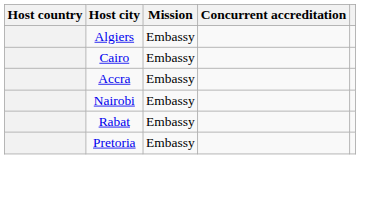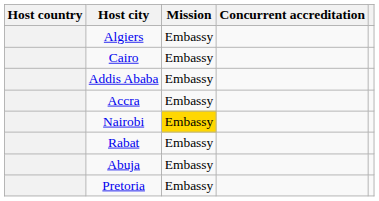+ row: (124, 79)
(170, 100) no background -> (189, 121) gold background
+ row: (124, 164)
